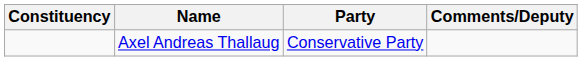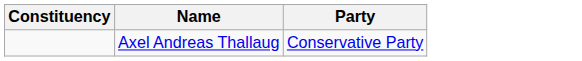- column: (502, 17)
